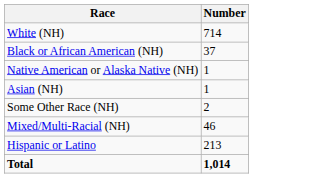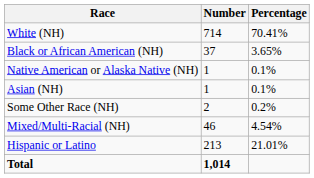+ column: (279, 13)
